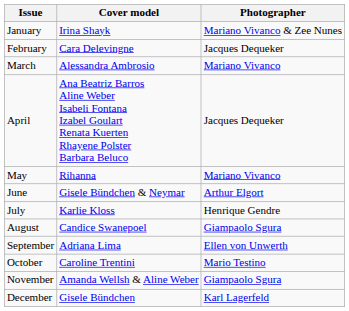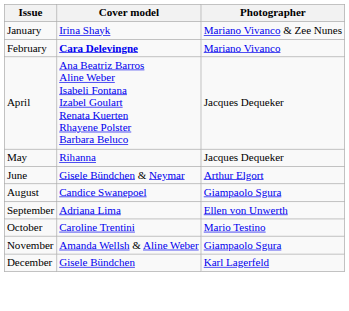(96, 48) normal -> (99, 48) bold
(244, 48) Jacques Dequeker -> (242, 48) Mariano Vivanco
- row: (21, 65)
(242, 175) Mariano Vivanco -> (244, 157) Jacques Dequeker
- row: (16, 210)
